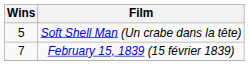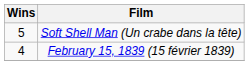(21, 51) 7 -> (21, 51) 4
